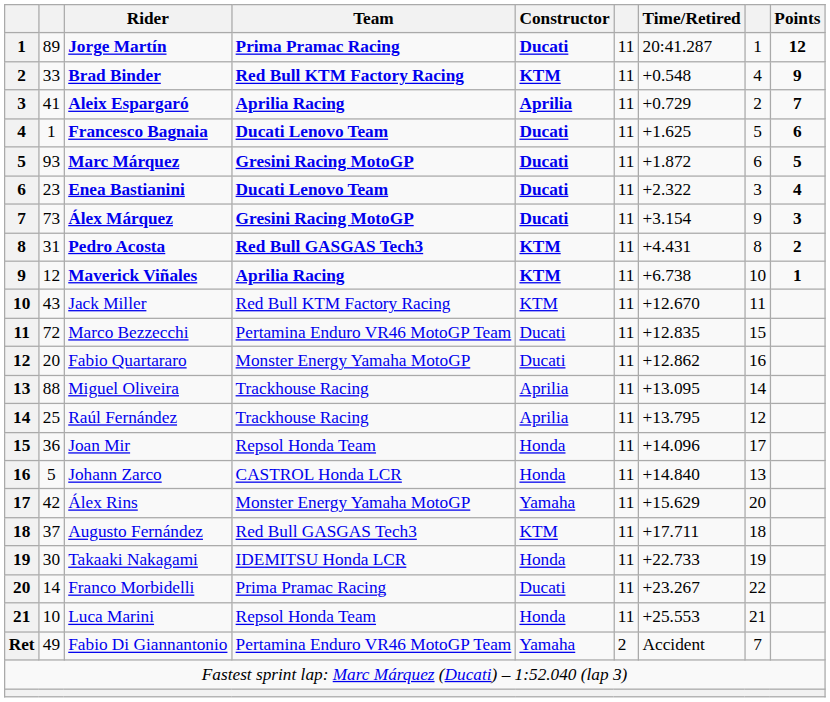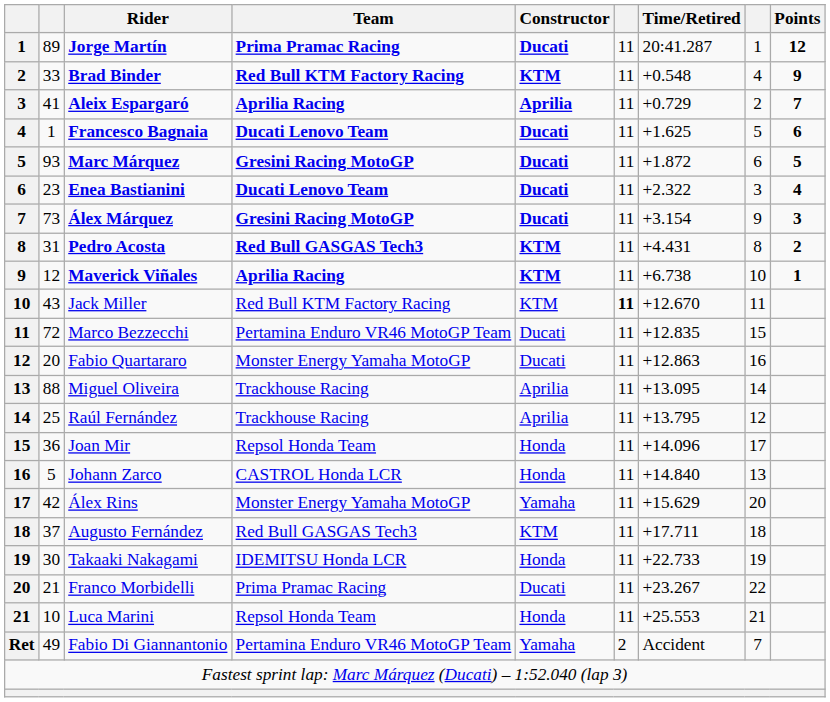(626, 303) normal -> (626, 303) bold
(671, 360) +12.862 -> (671, 360) +12.863
(51, 588) 14 -> (51, 588) 21
